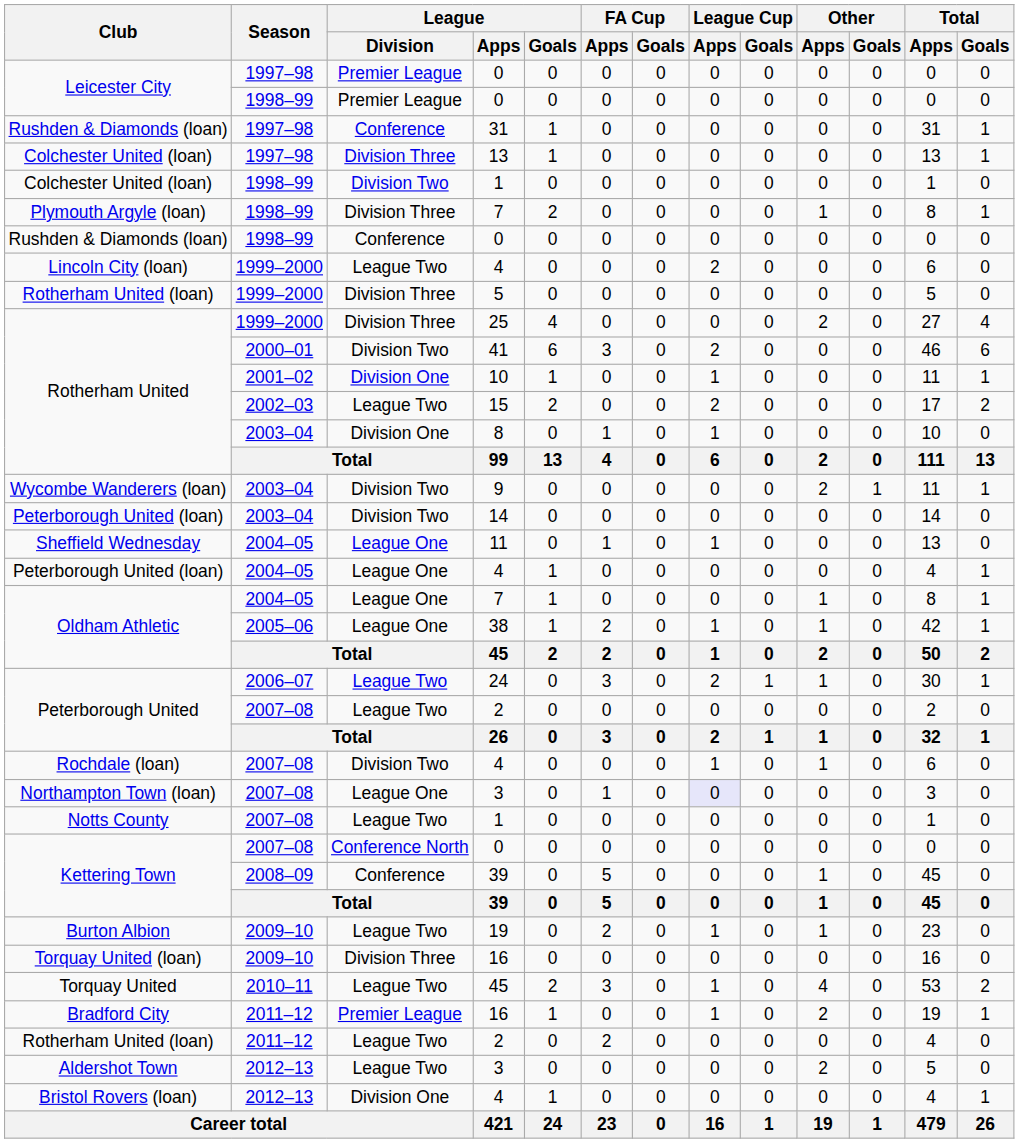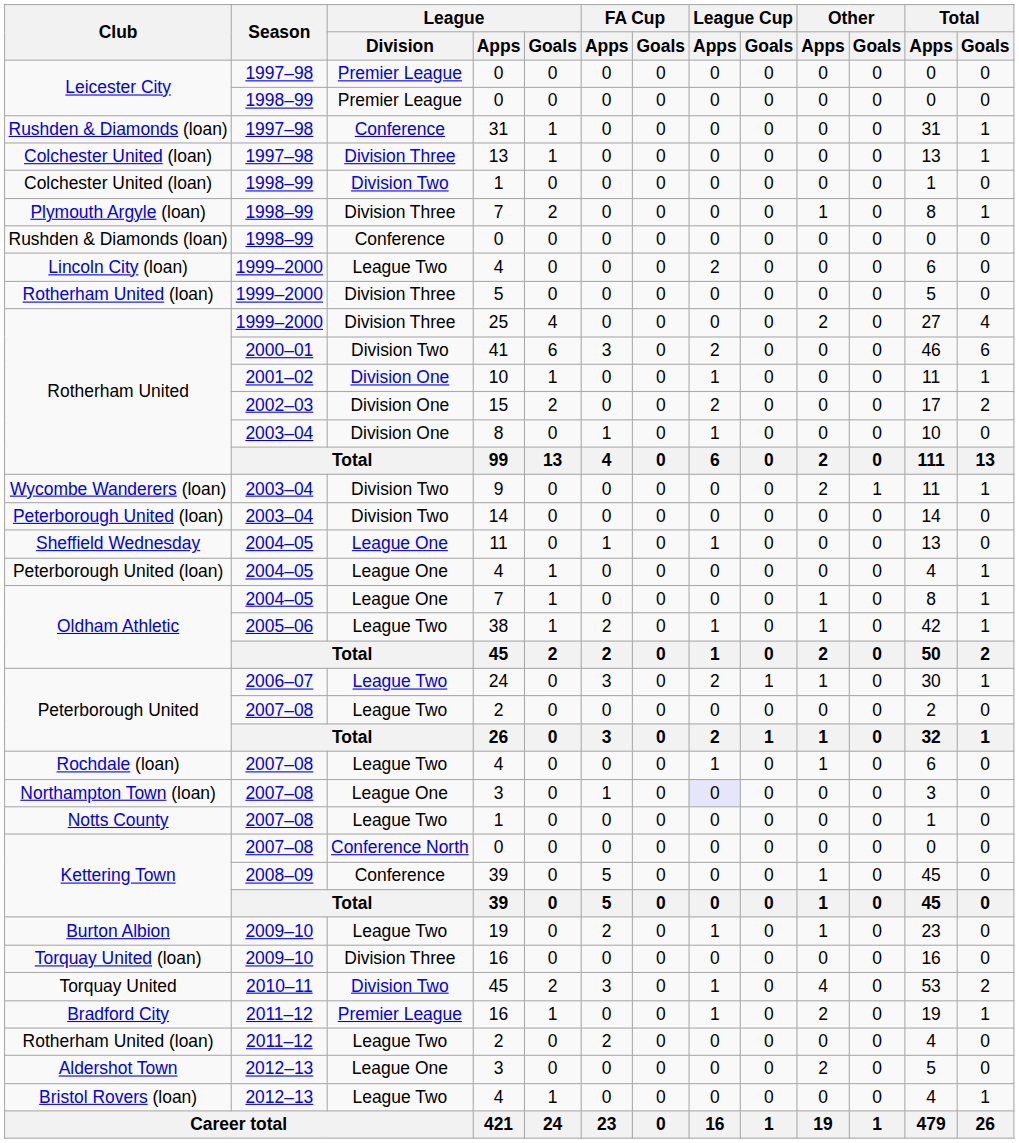(400, 405) League Two -> (400, 405) Division One
(400, 626) League One -> (400, 626) League Two
(400, 765) Division Two -> (400, 765) League Two
(400, 986) League Two -> (400, 986) Division Two
(400, 1069) League Two -> (400, 1069) League One
(400, 1097) Division One -> (400, 1097) League Two
